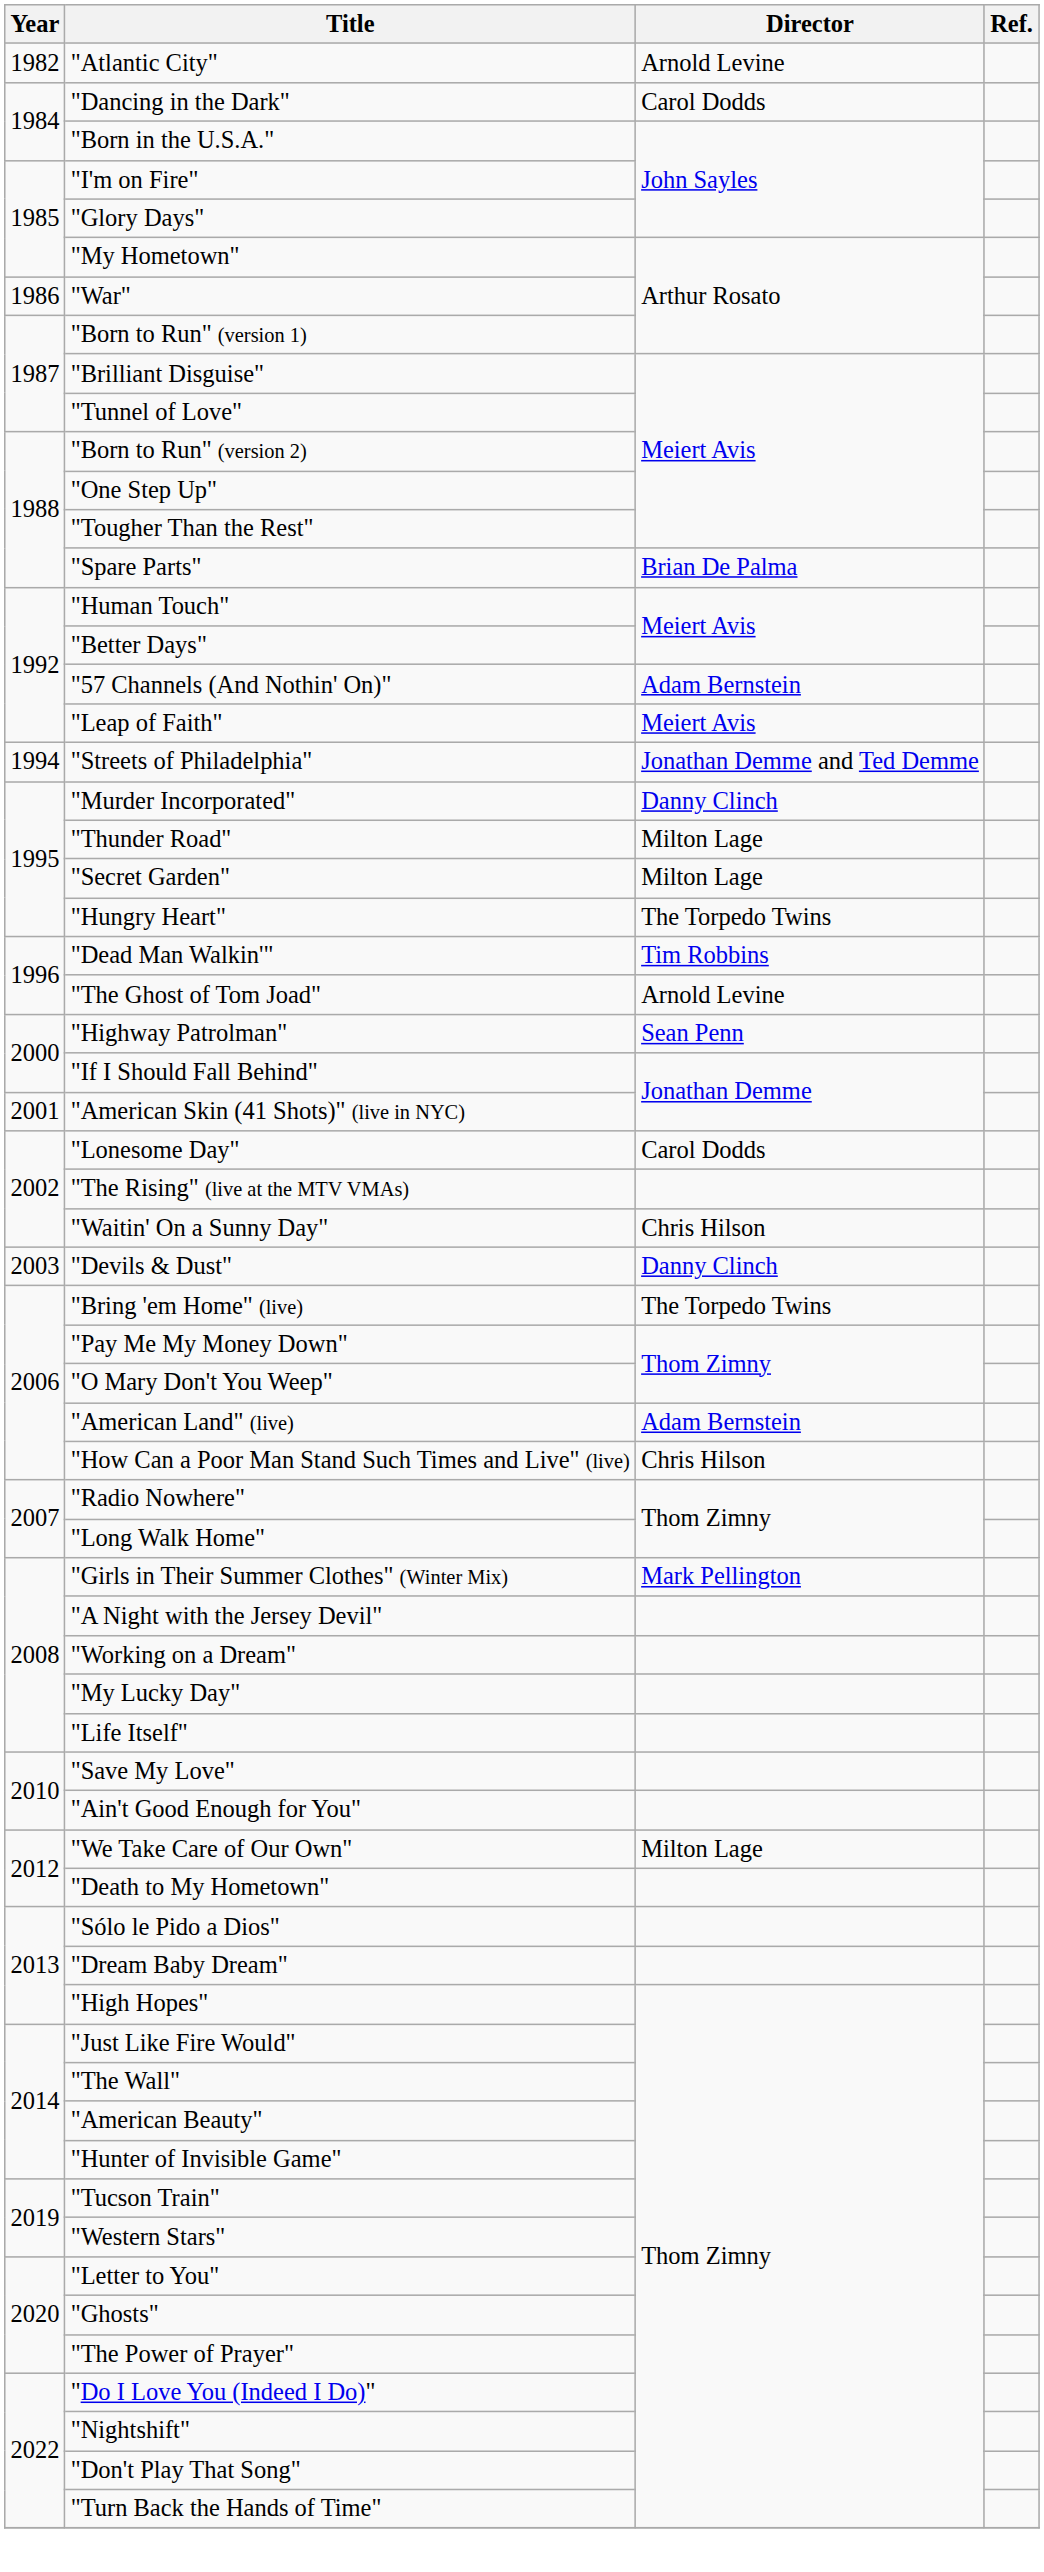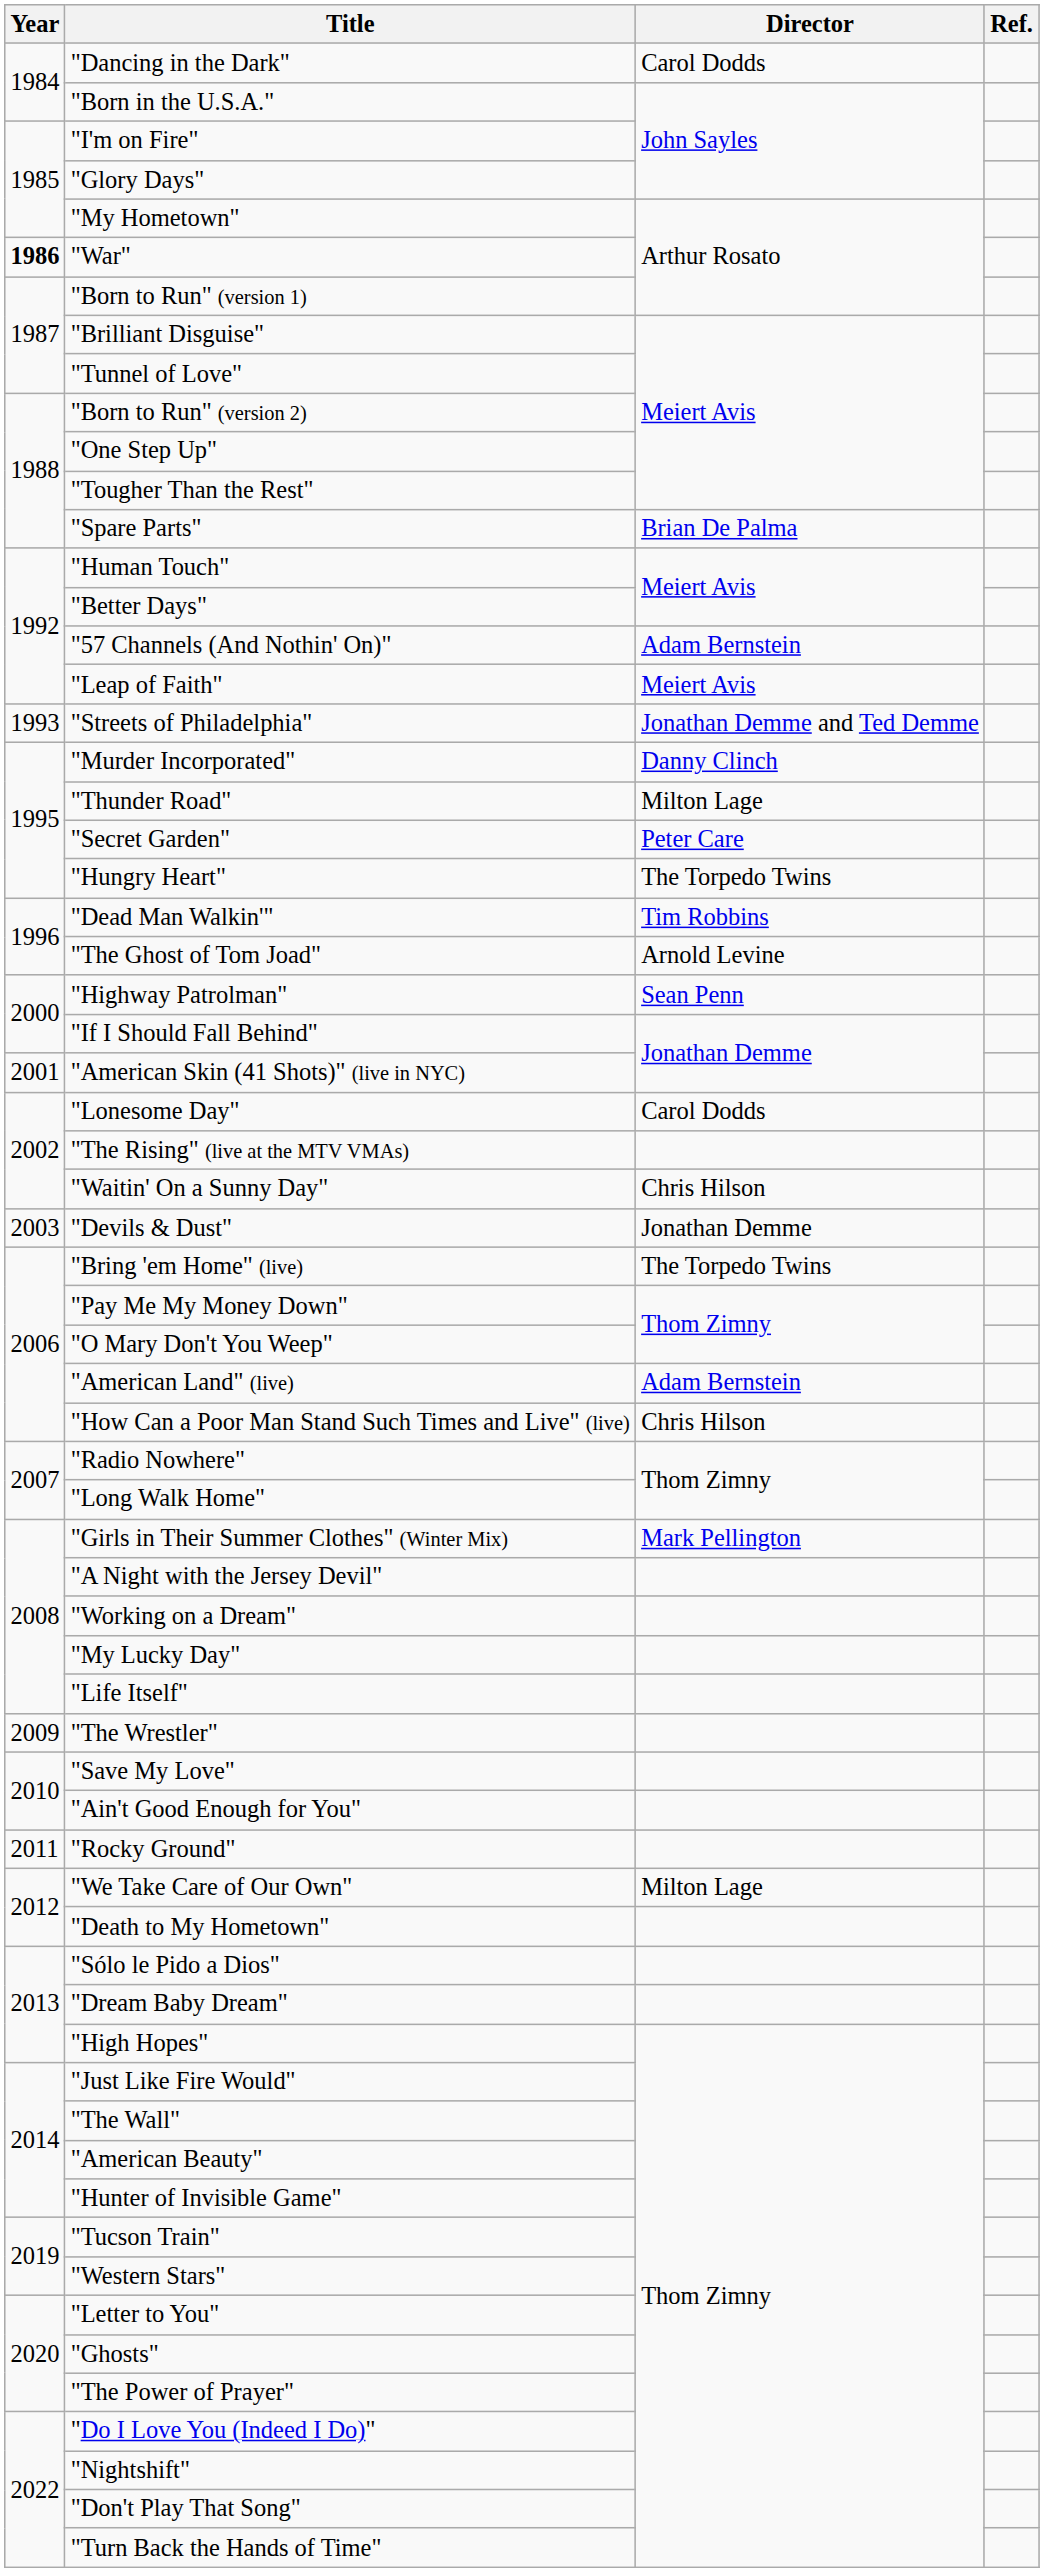- row: (144, 62)
(35, 295) normal -> (35, 256) bold
(35, 761) 1994 -> (35, 722) 1993
(702, 878) Milton Lage -> (692, 839) Peter Care
(709, 1266) Danny Clinch -> (726, 1227) Jonathan Demme
+ row: (144, 1732)
+ row: (153, 1848)
